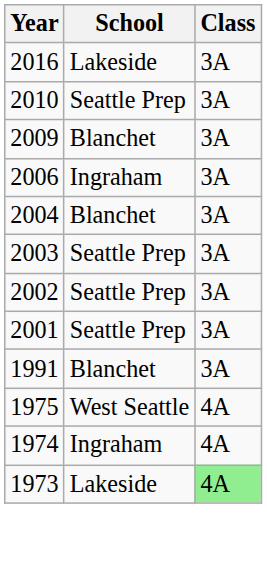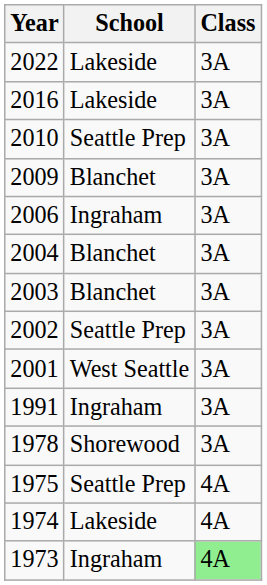+ row: (34, 61)
(128, 253) Seattle Prep -> (113, 291) Blanchet
(128, 330) Seattle Prep -> (130, 368) West Seattle
(113, 368) Blanchet -> (116, 406) Ingraham
+ row: (34, 445)
(130, 406) West Seattle -> (128, 483) Seattle Prep
(116, 445) Ingraham -> (113, 521) Lakeside
(113, 483) Lakeside -> (116, 560) Ingraham
